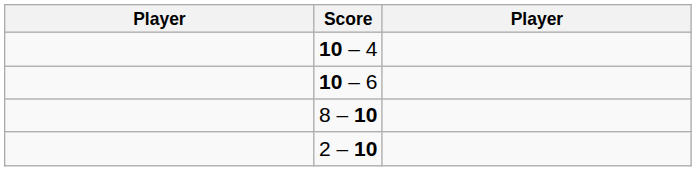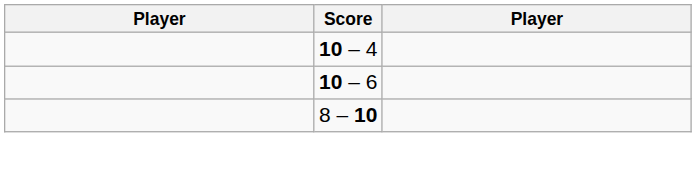- row: (348, 148)
